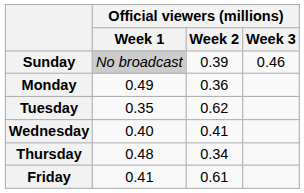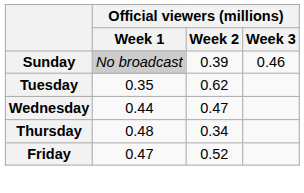- row: (49, 85)
(139, 131) 0.40 -> (139, 108) 0.44
(214, 131) 0.41 -> (214, 108) 0.47
(139, 177) 0.41 -> (139, 154) 0.47
(214, 177) 0.61 -> (214, 154) 0.52
